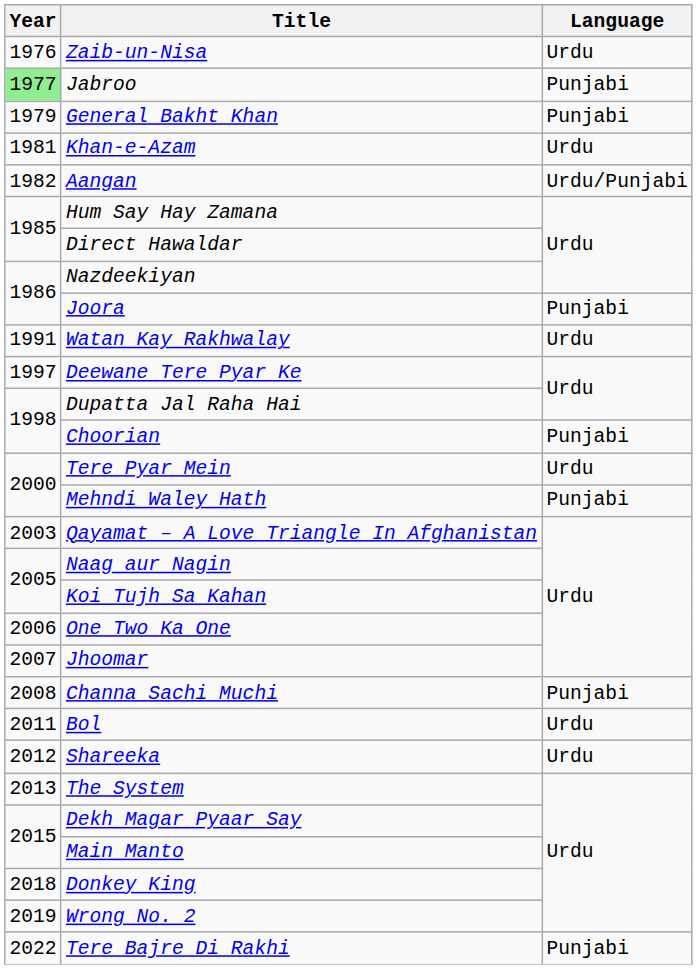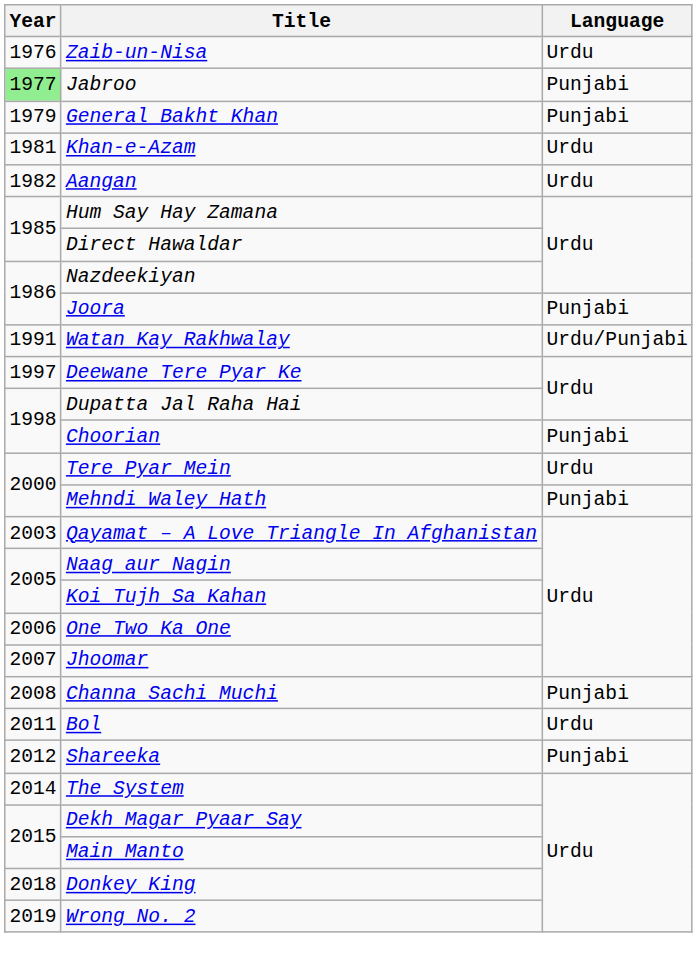(617, 181) Urdu/Punjabi -> (570, 181) Urdu
(570, 341) Urdu -> (617, 341) Urdu/Punjabi
(570, 757) Urdu -> (588, 757) Punjabi
(33, 789) 2013 -> (33, 789) 2014
- row: (178, 949)
